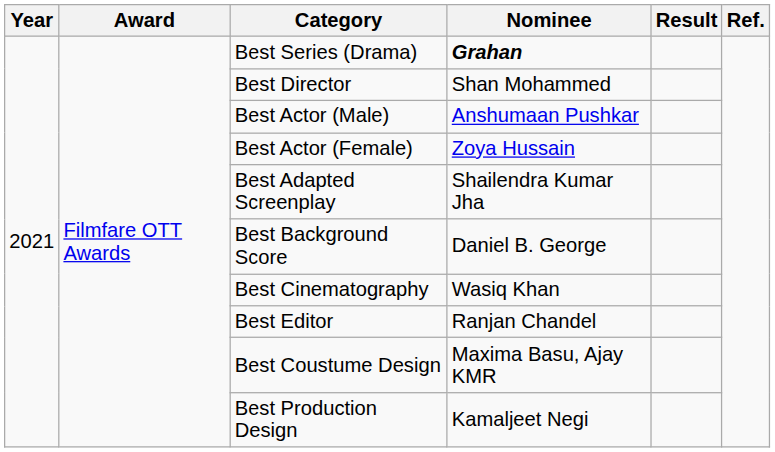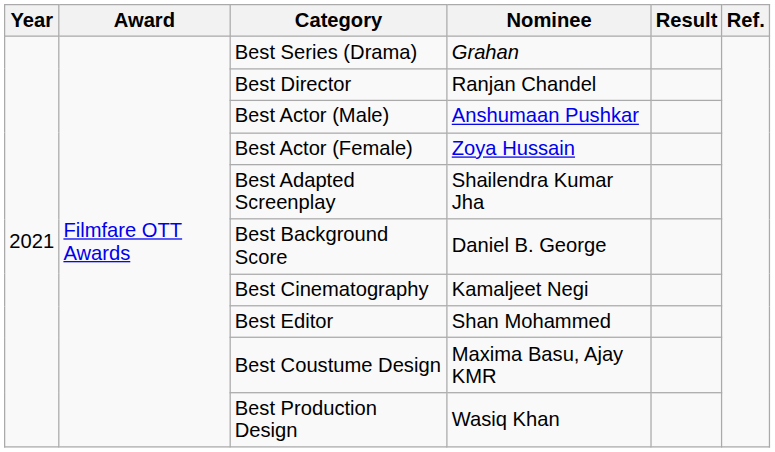(487, 52) bold -> (485, 52) normal
(531, 84) Shan Mohammed -> (524, 84) Ranjan Chandel
(506, 289) Wasiq Khan -> (520, 289) Kamaljeet Negi
(524, 321) Ranjan Chandel -> (531, 321) Shan Mohammed
(520, 419) Kamaljeet Negi -> (506, 419) Wasiq Khan
